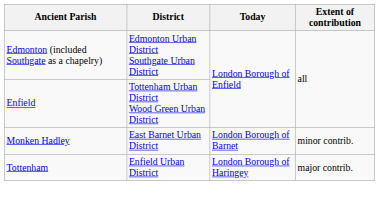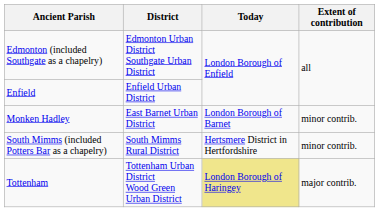(167, 103) Tottenham Urban District Wood Green Urban District -> (153, 92) Enfield Urban District
+ row: (57, 145)
(157, 167) Enfield Urban District -> (160, 182) Tottenham Urban District Wood Green Urban District
(251, 167) no background -> (243, 182) khaki background
